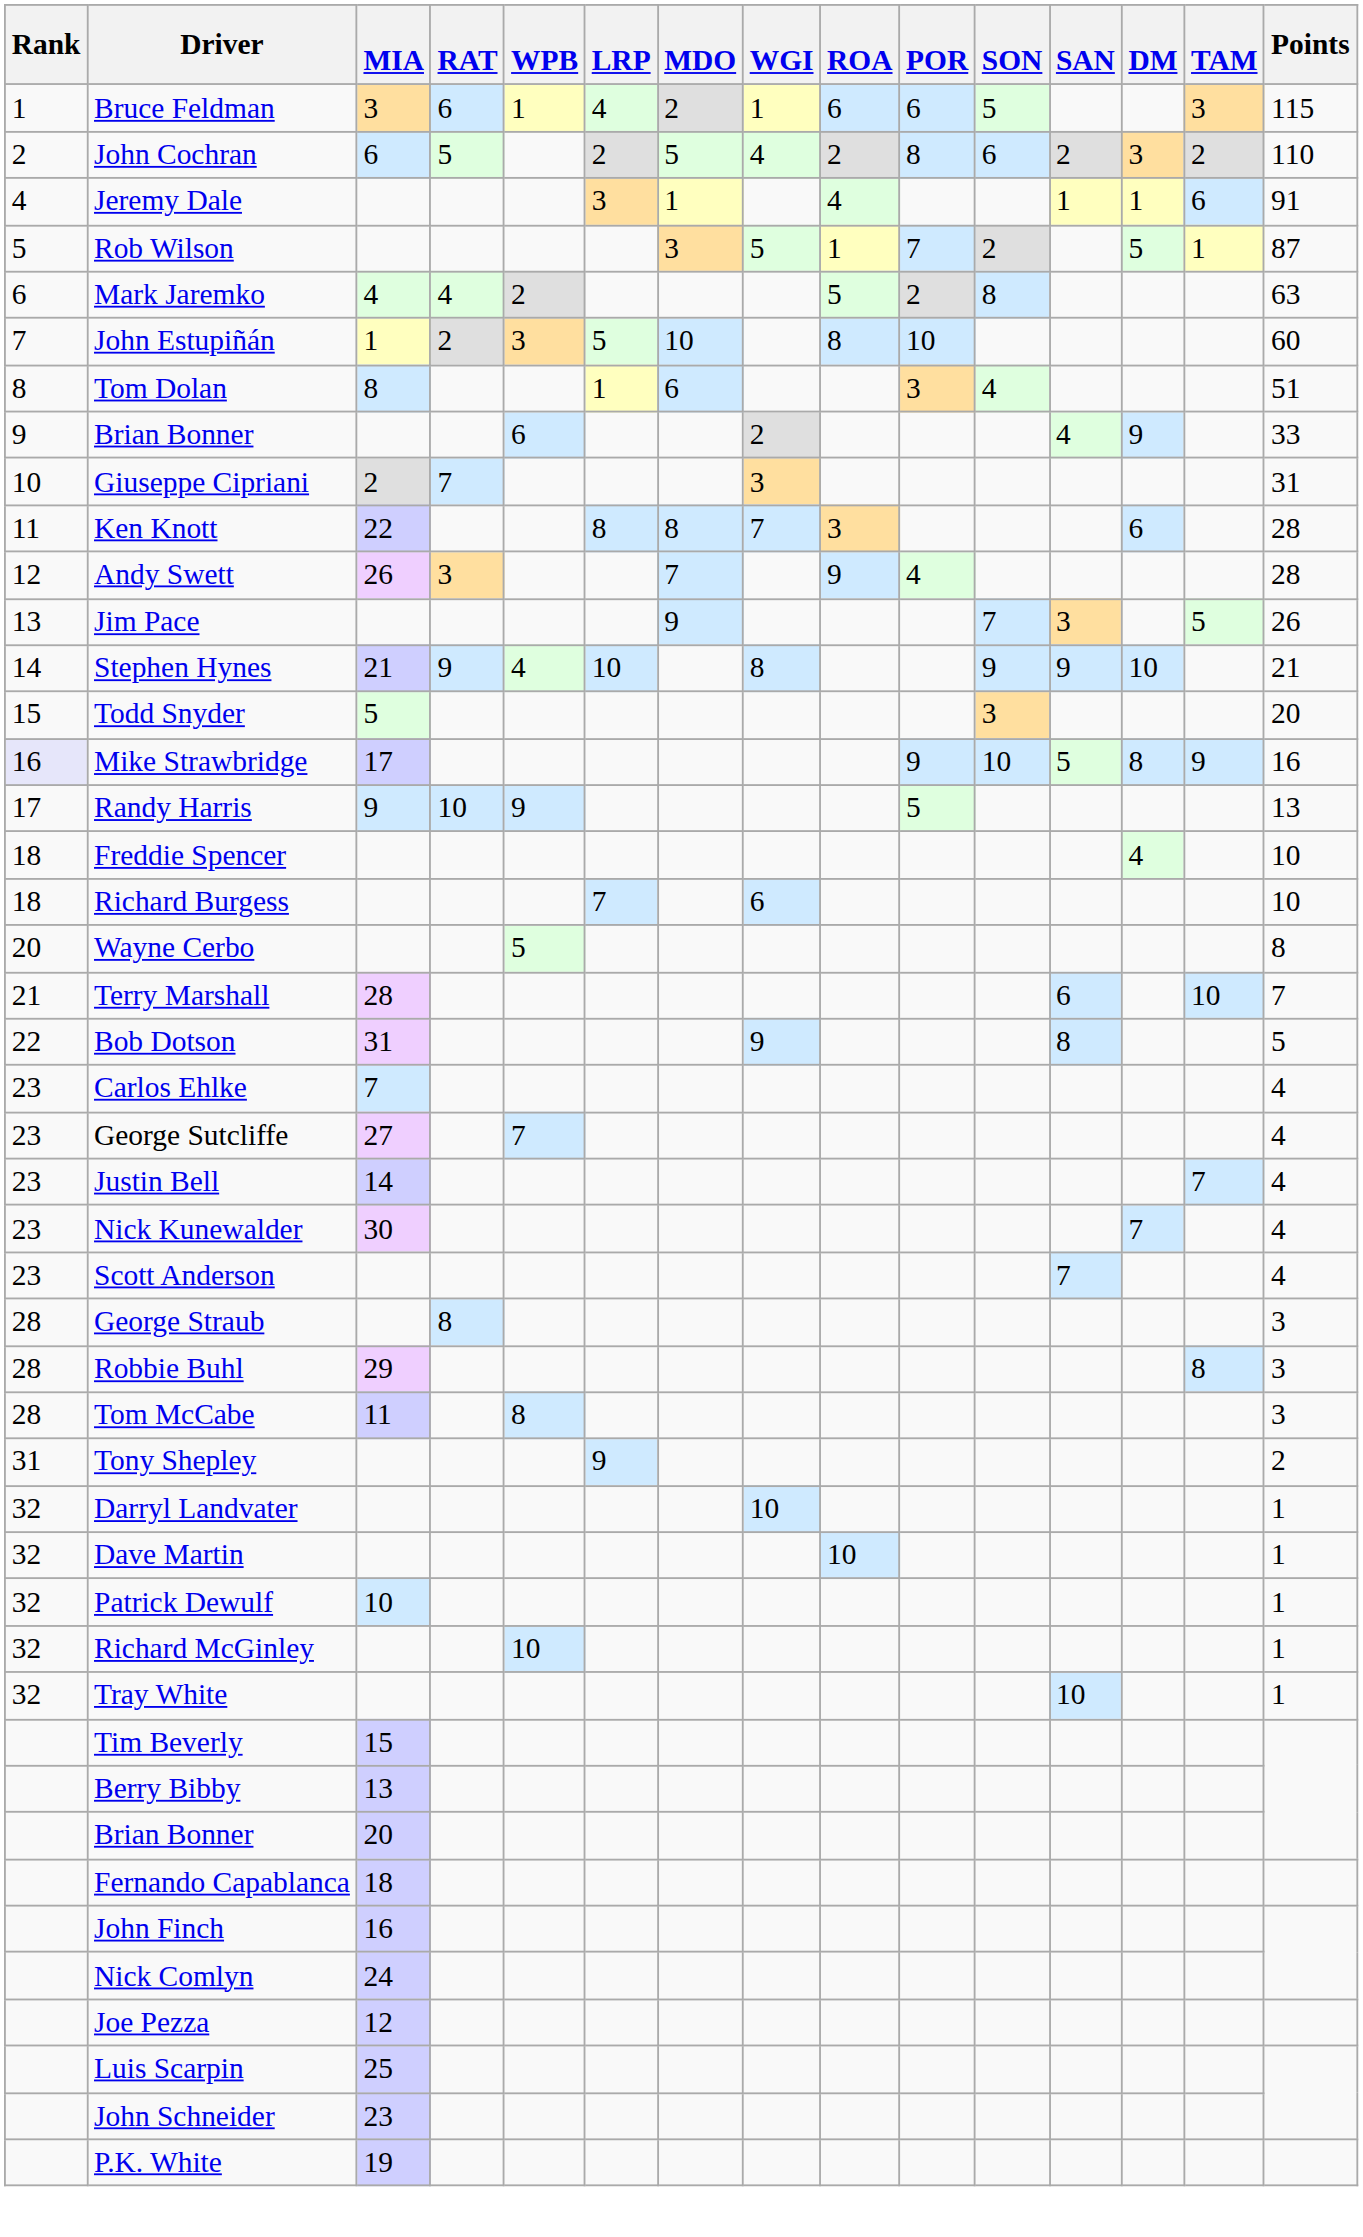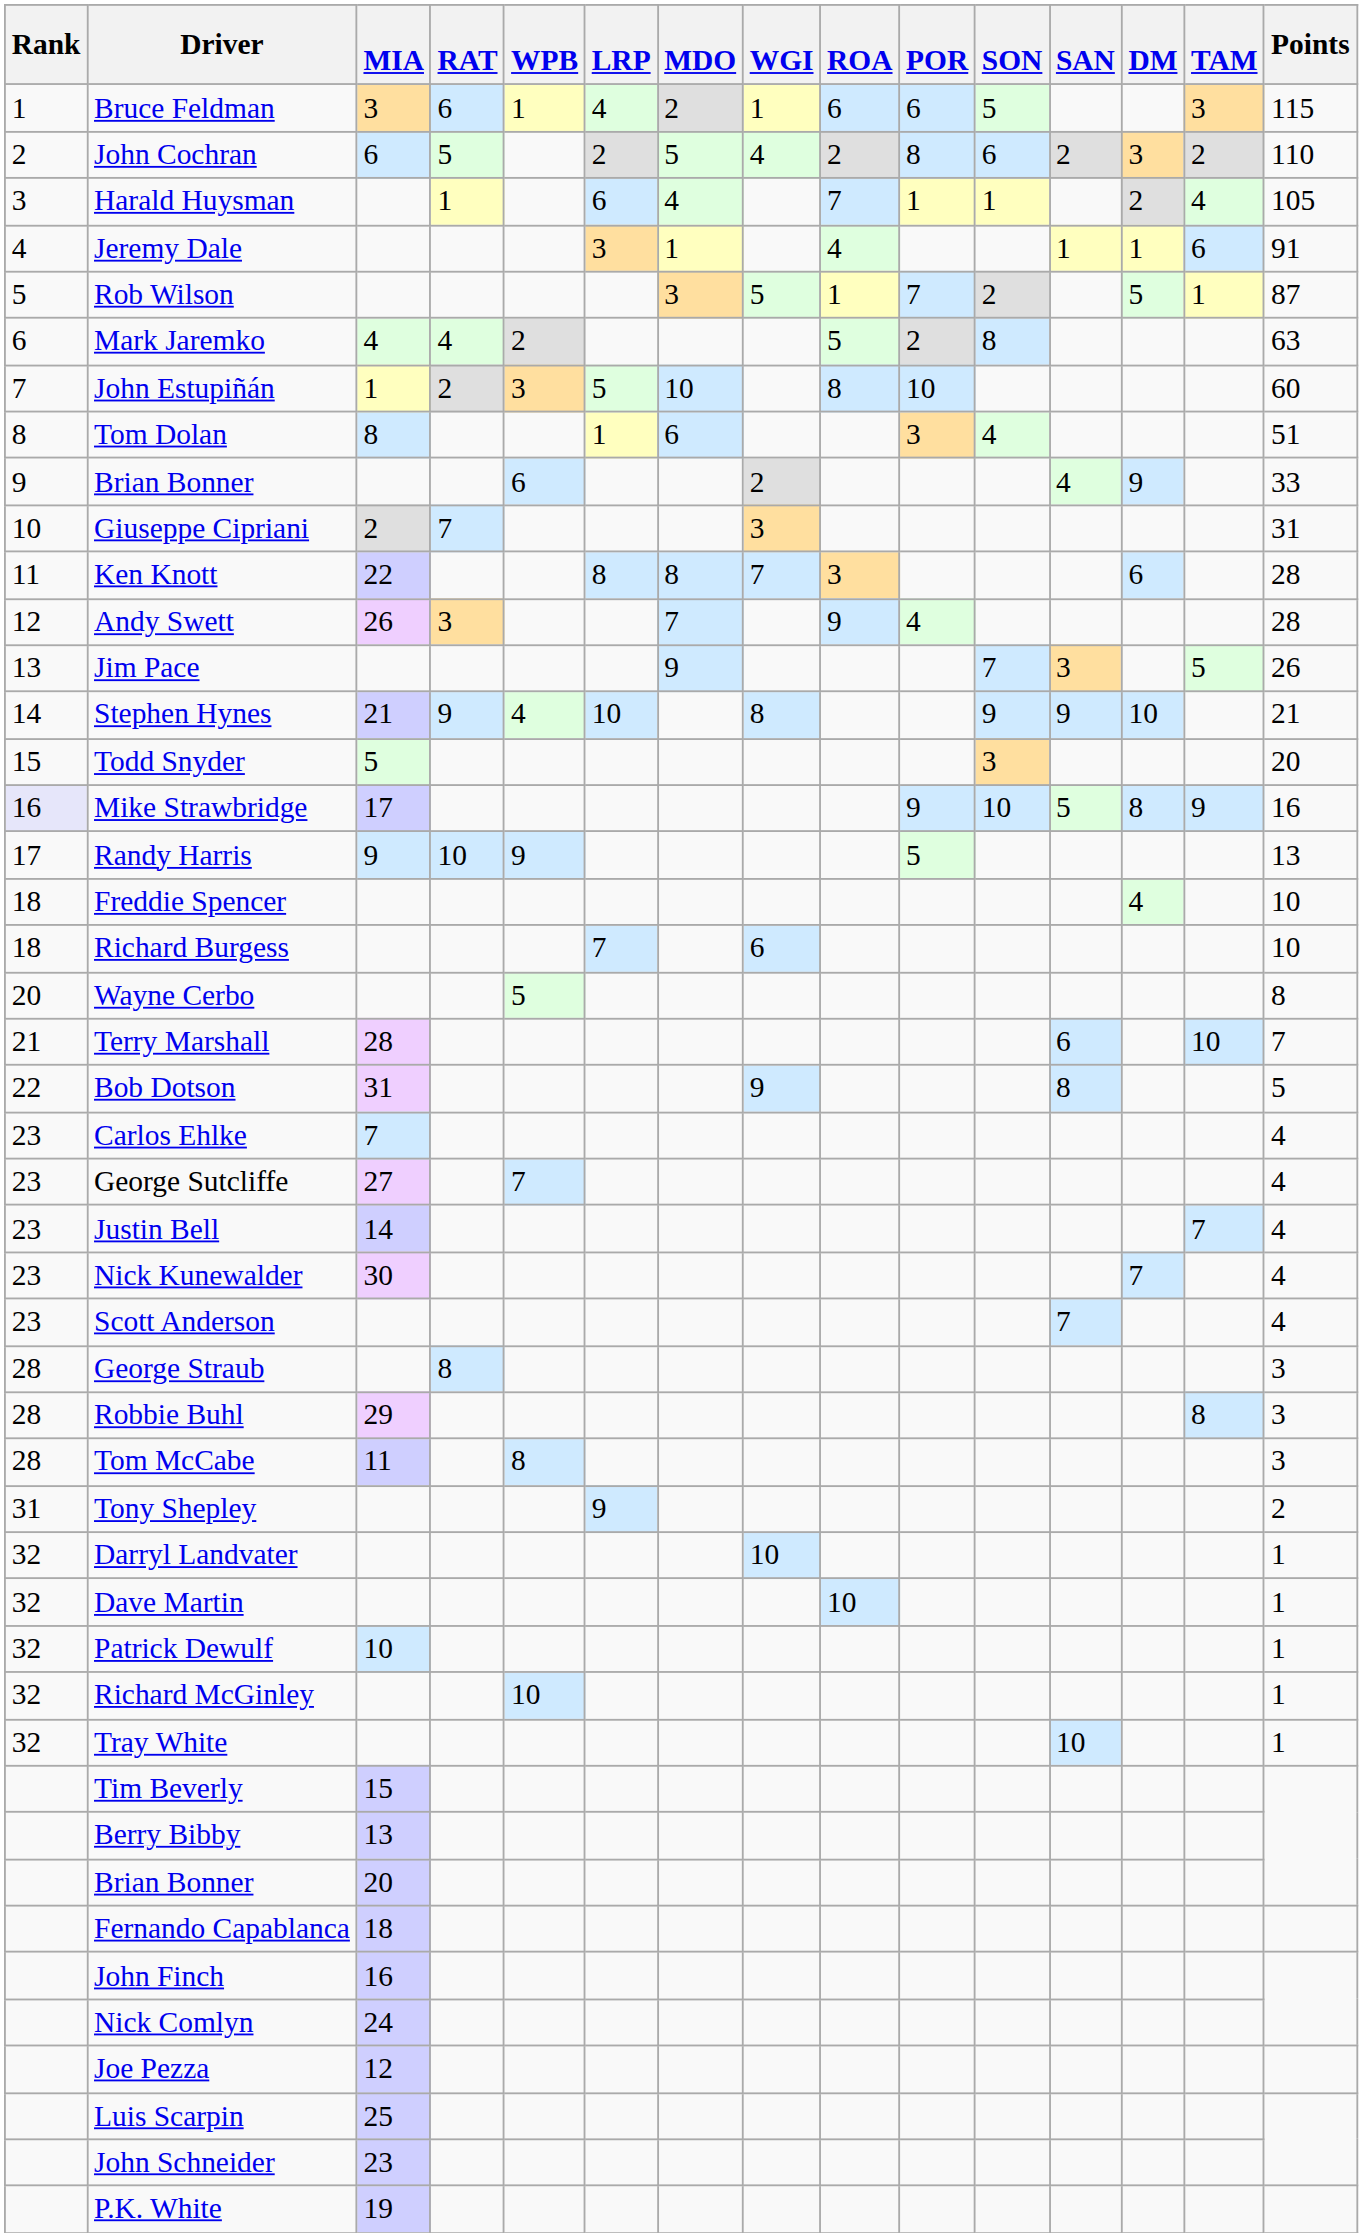+ row: (194, 201)
